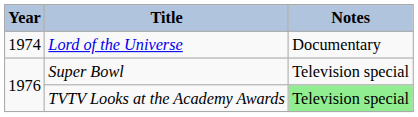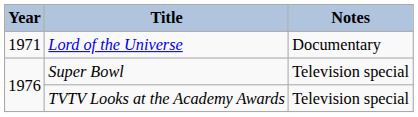(25, 44) 1974 -> (25, 44) 1971
(351, 98) lightgreen background -> (351, 98) no background
